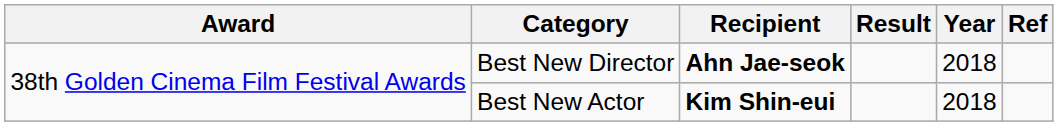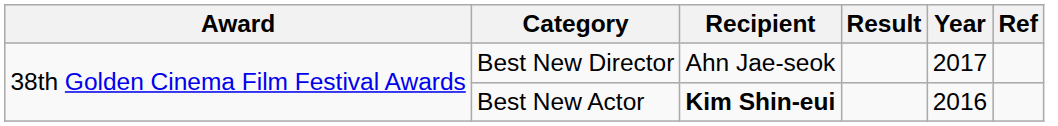(765, 62) bold -> (760, 62) normal
(969, 62) 2018 -> (960, 62) 2017
(969, 101) 2018 -> (960, 101) 2016
